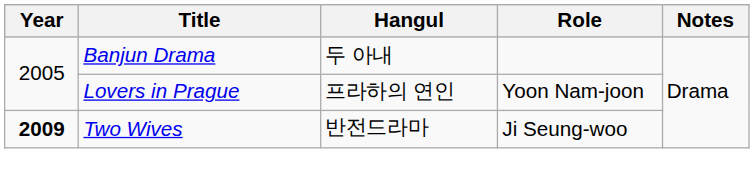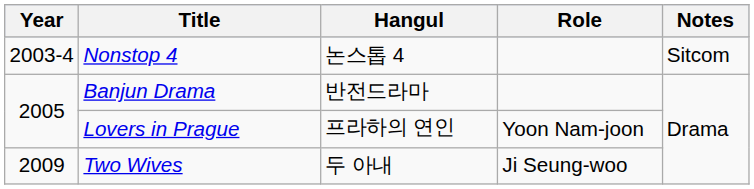+ row: (130, 55)
(359, 54) 두 아내 -> (377, 91) 반전드라마
(42, 128) bold -> (42, 165) normal
(377, 128) 반전드라마 -> (359, 164) 두 아내
